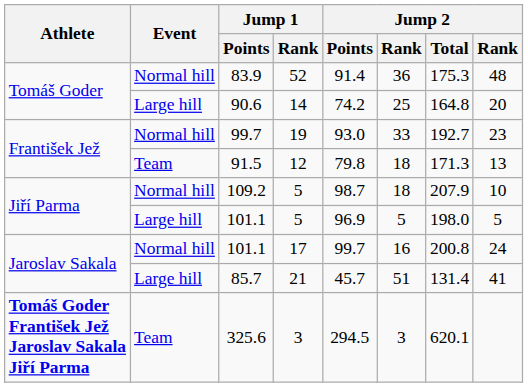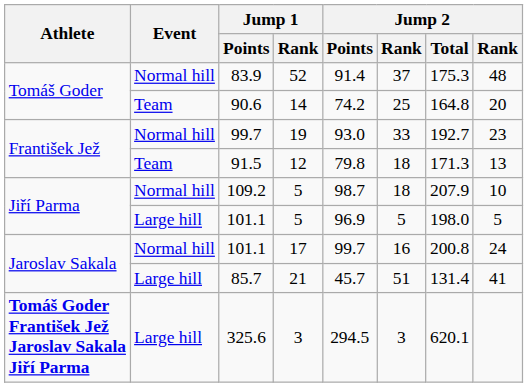(401, 76) 36 -> (401, 76) 37
(168, 105) Large hill -> (153, 105) Team
(153, 337) Team -> (168, 337) Large hill
